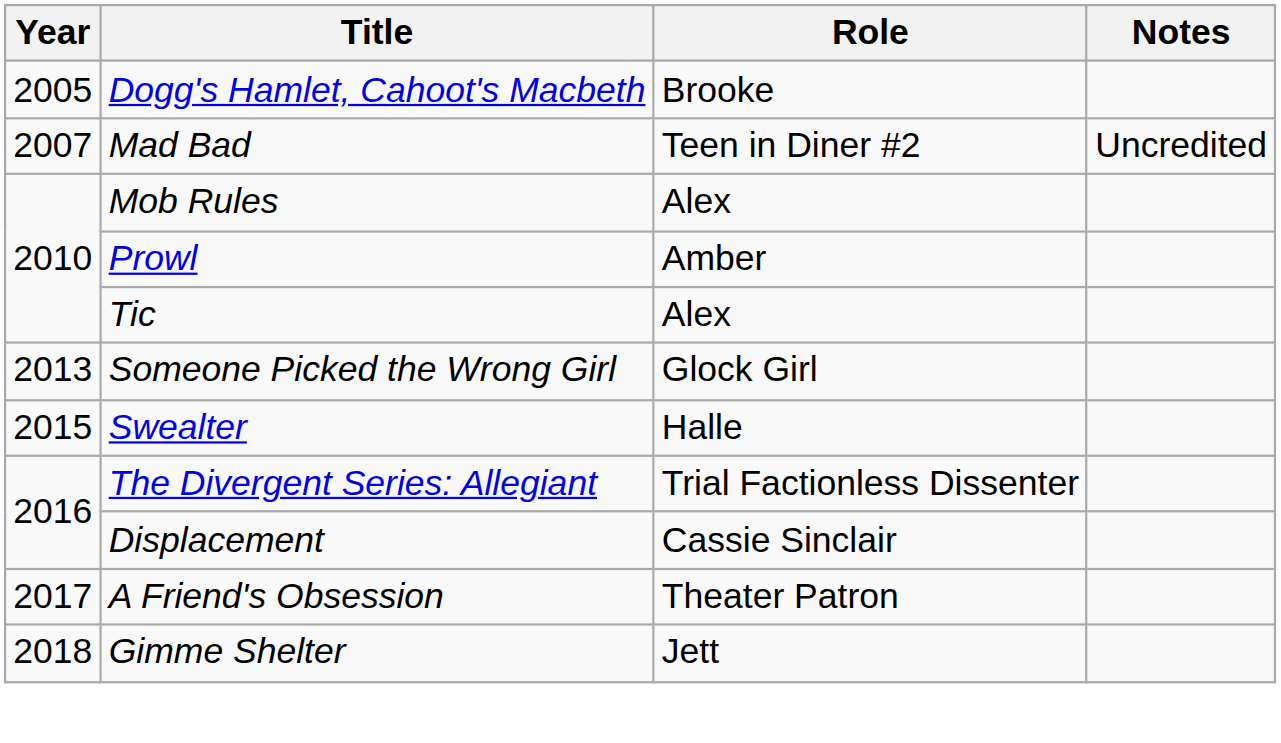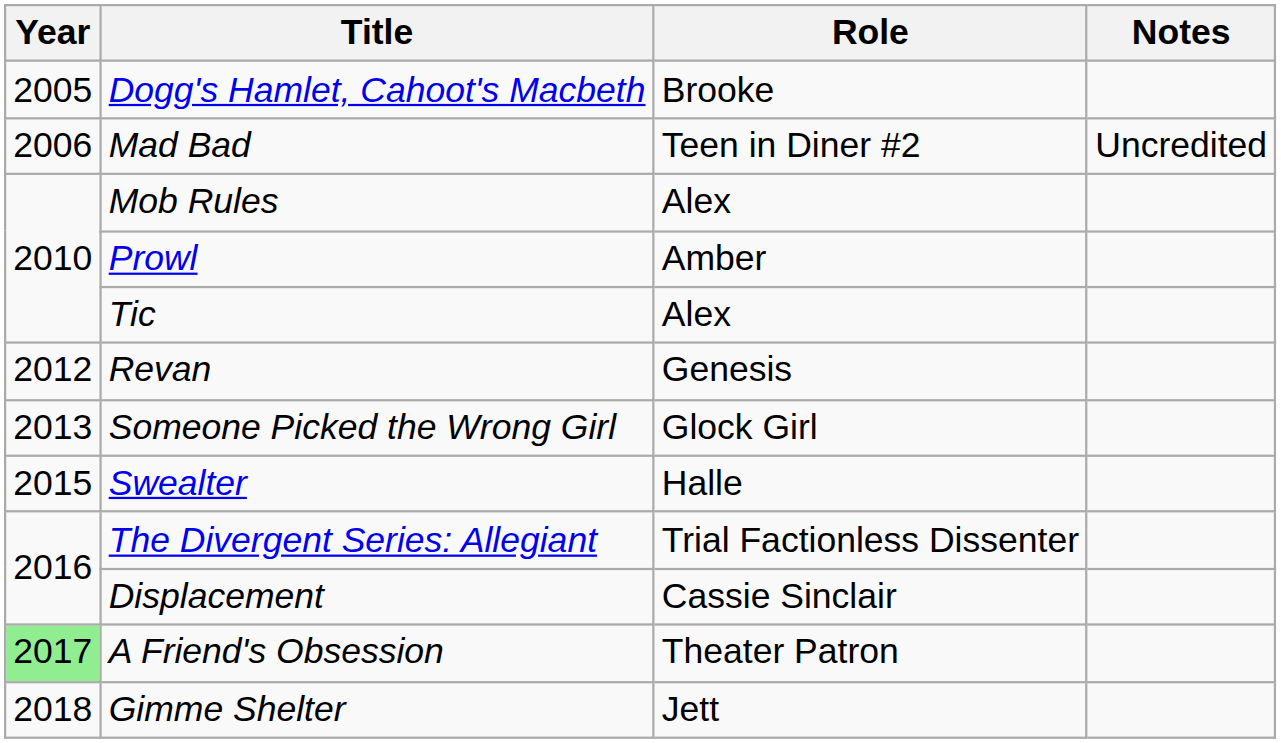(53, 145) 2007 -> (53, 145) 2006
+ row: (160, 370)
(53, 595) no background -> (53, 652) lightgreen background
